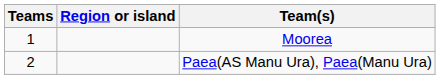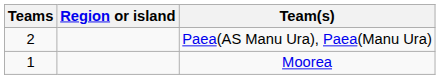rows swapped: (307, 62) <-> (307, 39)
